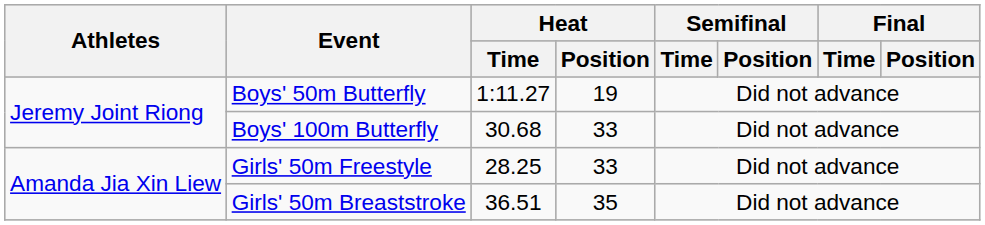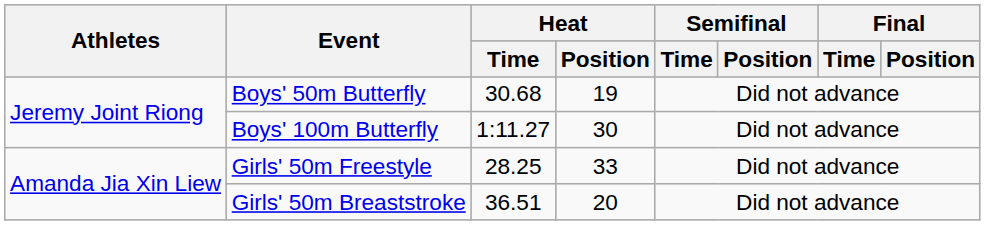(513, 94) 1:11.27 -> (513, 94) 30.68
(513, 130) 30.68 -> (513, 130) 1:11.27
(605, 130) 33 -> (605, 130) 30
(605, 202) 35 -> (605, 202) 20
